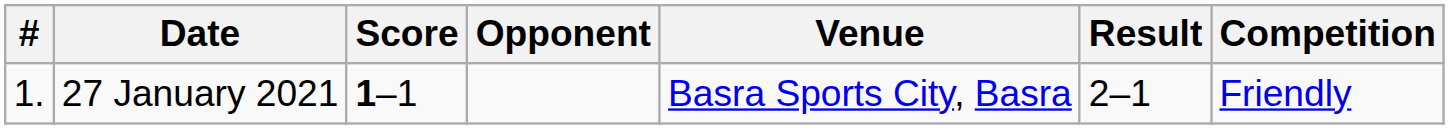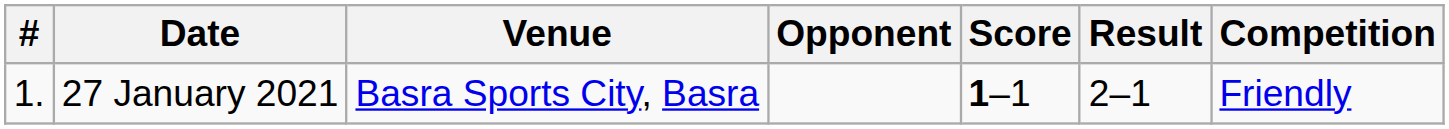columns swapped: (870, 33) <-> (407, 33)
